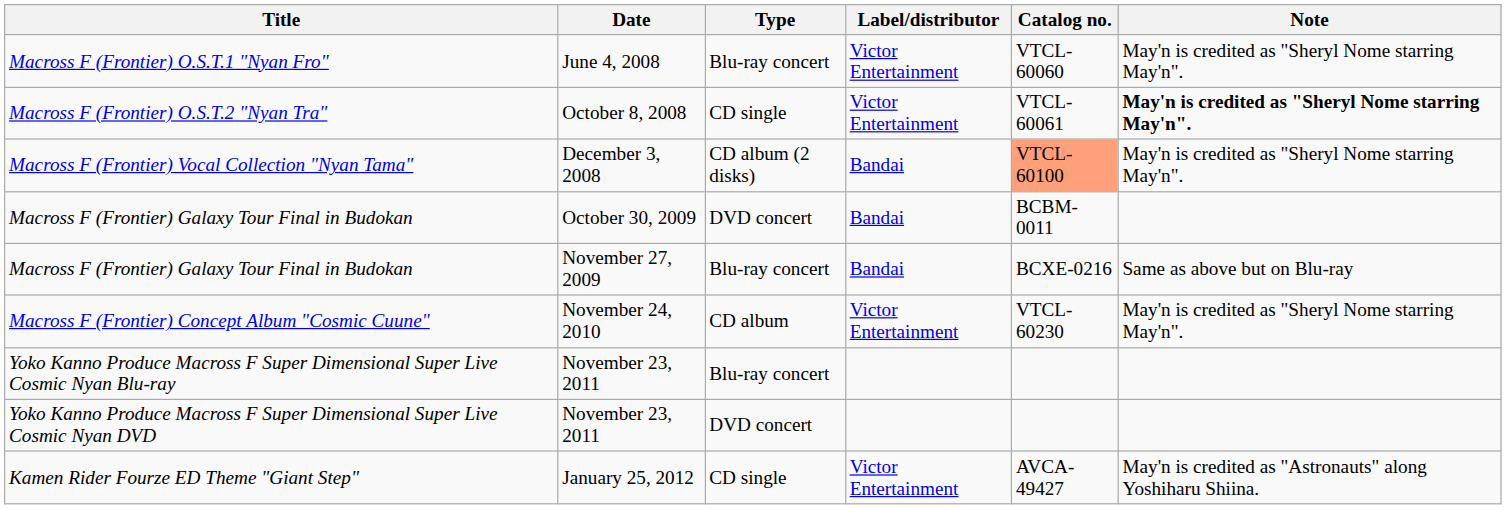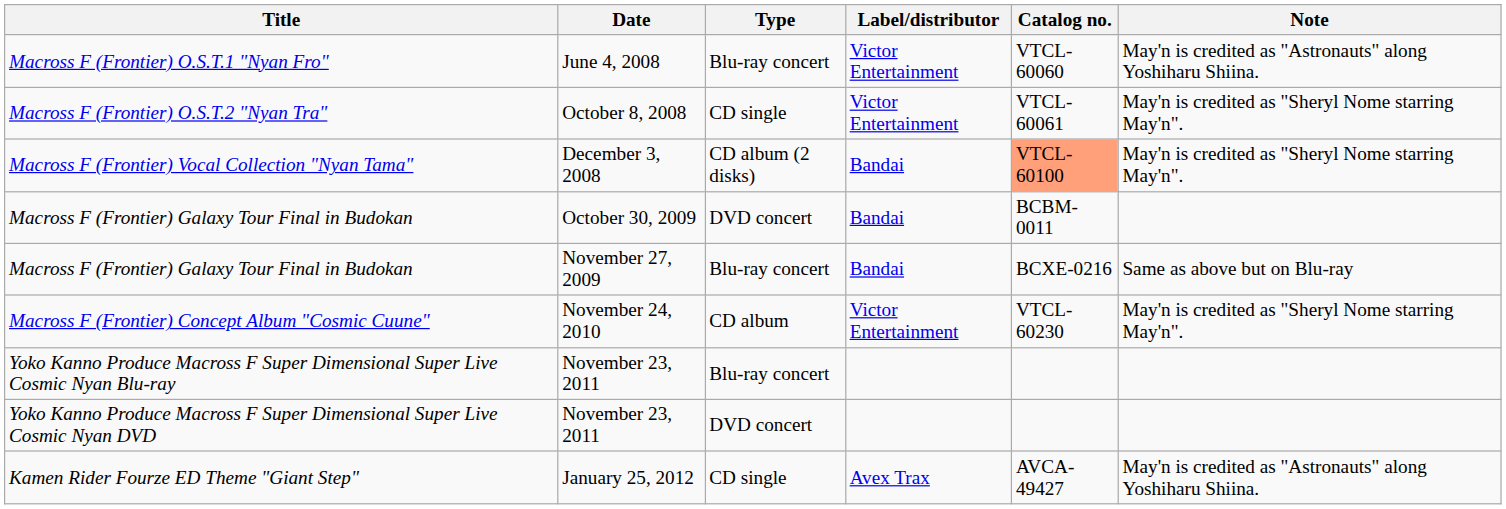(1288, 60) May'n is credited as "Sheryl Nome starring May'n". -> (1275, 60) May'n is credited as "Astronauts" along Yoshiharu Shiina.
(1301, 113) bold -> (1288, 113) normal
(904, 477) Victor Entertainment -> (890, 477) Avex Trax
